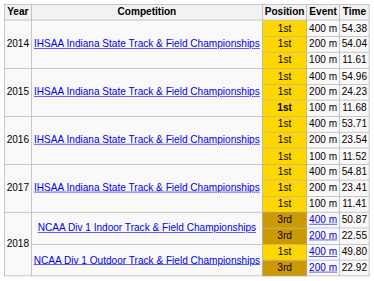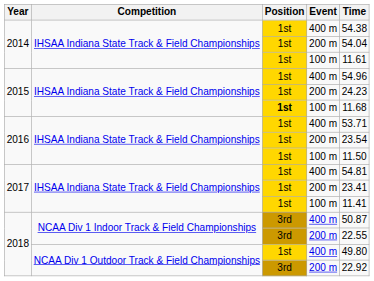(354, 156) 11.52 -> (354, 156) 11.50
